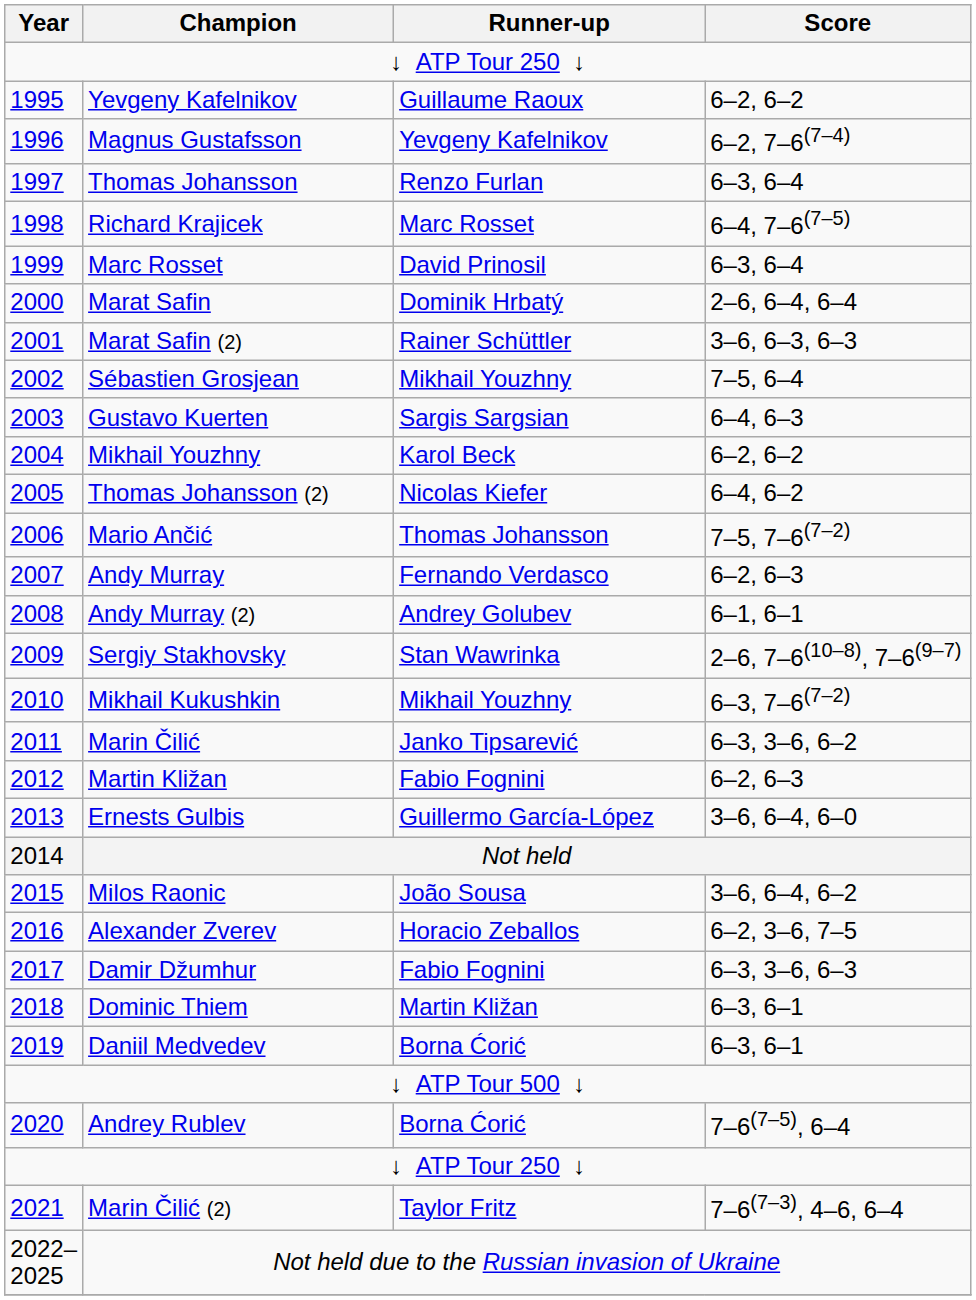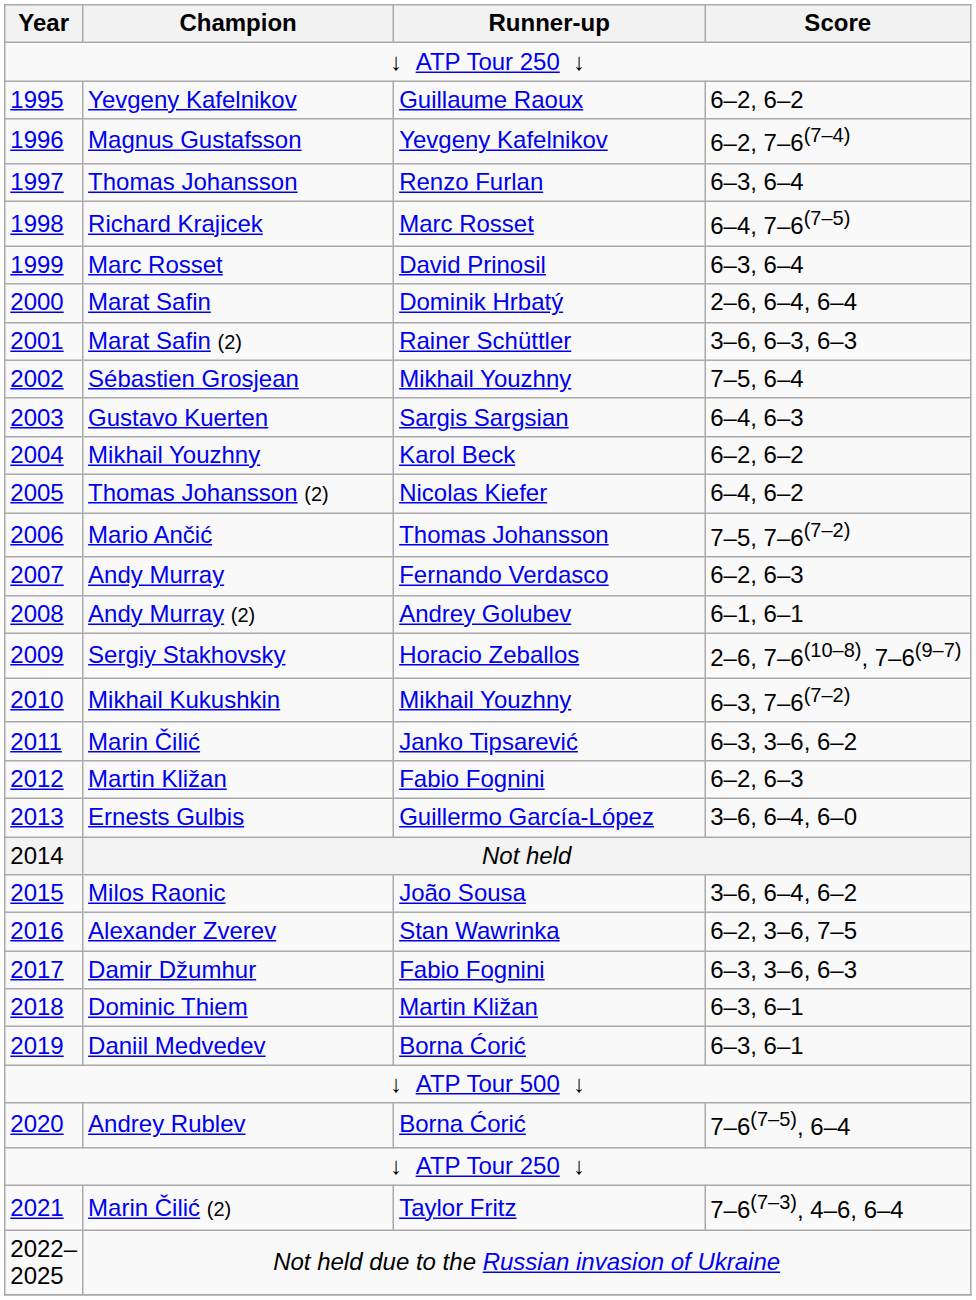(479, 655) Stan Wawrinka -> (489, 655) Horacio Zeballos
(489, 931) Horacio Zeballos -> (479, 931) Stan Wawrinka
